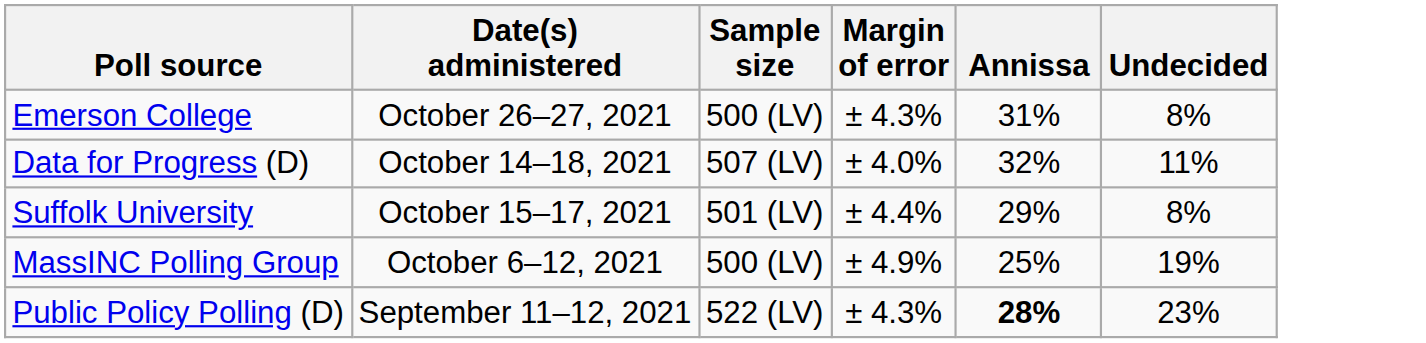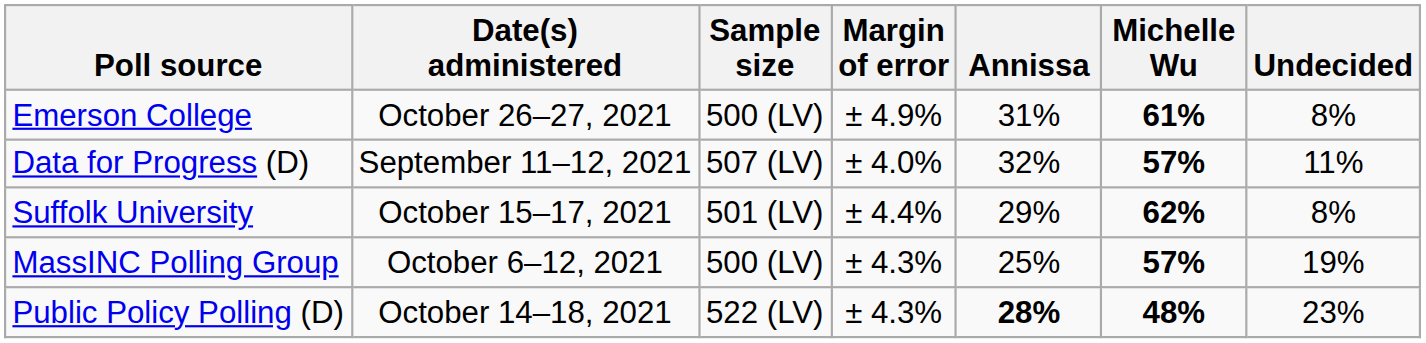+ column: (1174, 48)
(894, 114) ± 4.3% -> (894, 114) ± 4.9%
(525, 164) October 14–18, 2021 -> (525, 164) September 11–12, 2021
(894, 262) ± 4.9% -> (894, 262) ± 4.3%
(525, 312) September 11–12, 2021 -> (525, 312) October 14–18, 2021
